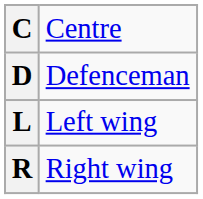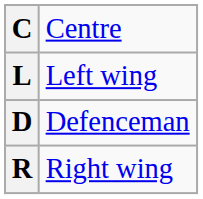rows swapped: (22, 75) <-> (22, 122)
